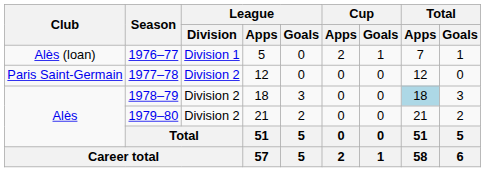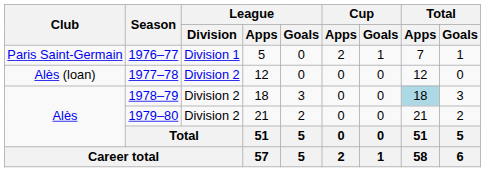(65, 55) Alès (loan) -> (65, 55) Paris Saint-Germain
(65, 75) Paris Saint-Germain -> (65, 75) Alès (loan)
